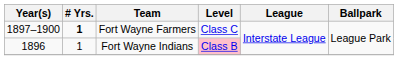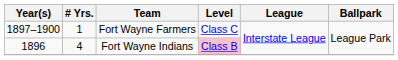(79, 30) bold -> (79, 30) normal
(79, 47) 1 -> (79, 47) 4
